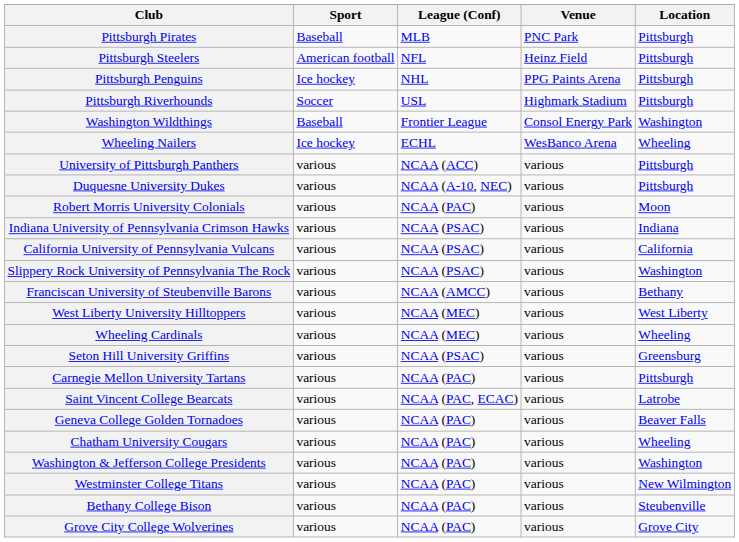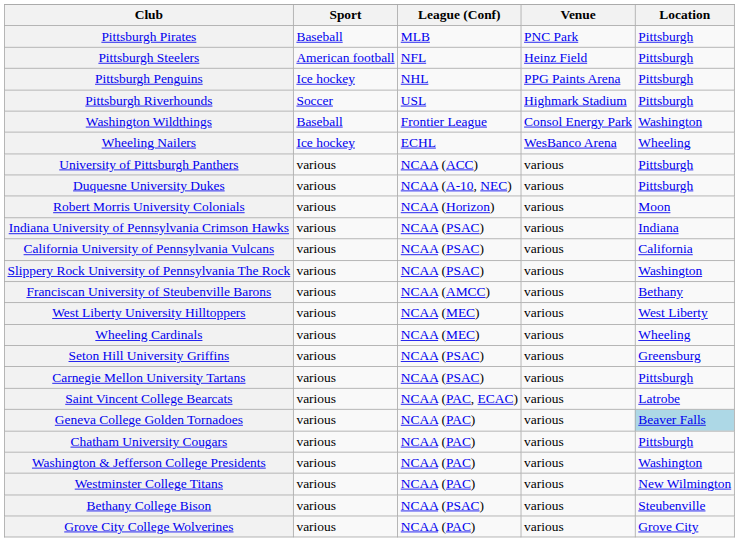(438, 206) NCAA (PAC) -> (448, 206) NCAA (Horizon)
(438, 377) NCAA (PAC) -> (442, 377) NCAA (PSAC)
(672, 420) no background -> (672, 420) lightblue background
(664, 441) Wheeling -> (666, 441) Pittsburgh
(438, 505) NCAA (PAC) -> (442, 505) NCAA (PSAC)
